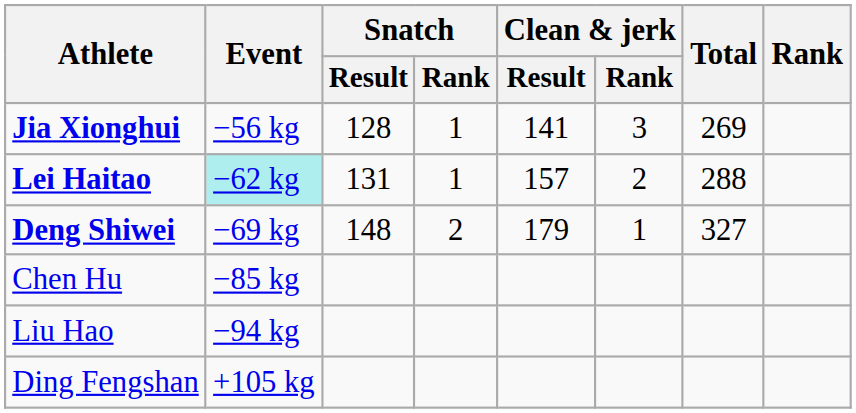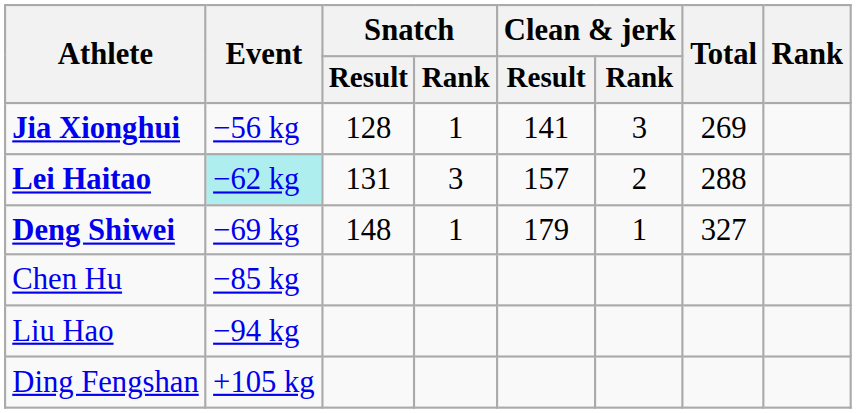(456, 179) 1 -> (456, 179) 3
(456, 229) 2 -> (456, 229) 1
